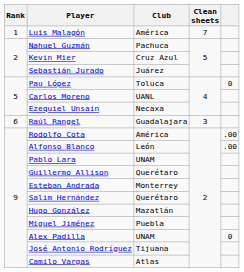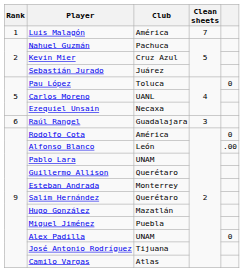(230, 134) .00 -> (230, 134) 0
